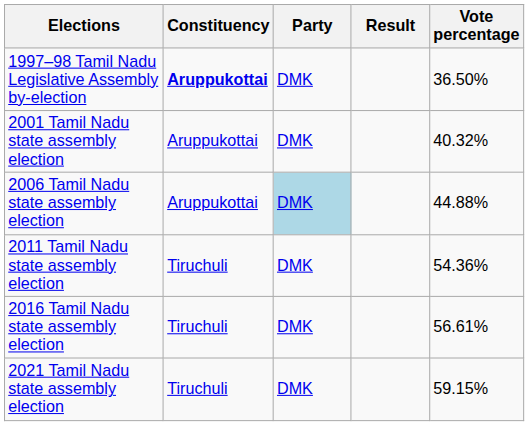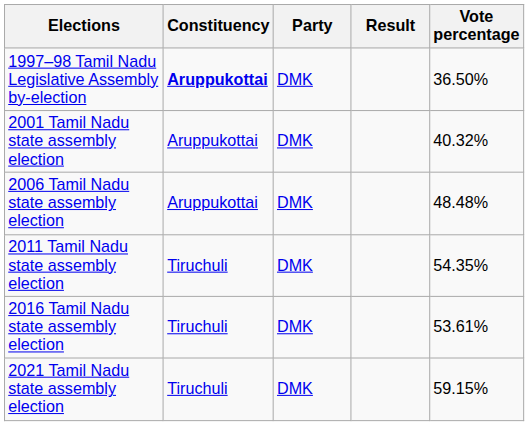(295, 203) lightblue background -> (295, 203) no background
(461, 203) 44.88% -> (461, 203) 48.48%
(461, 265) 54.36% -> (461, 265) 54.35%
(461, 327) 56.61% -> (461, 327) 53.61%
